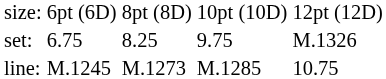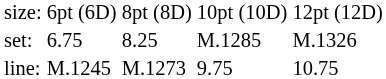(215, 40) 9.75 -> (229, 40) M.1285
(229, 68) M.1285 -> (215, 68) 9.75
